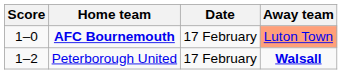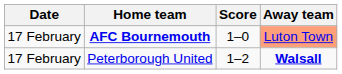columns swapped: (220, 15) <-> (26, 15)
